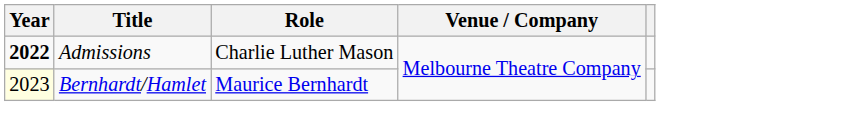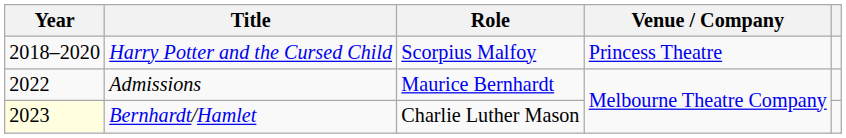+ row: (251, 52)
(29, 52) bold -> (29, 84) normal
(304, 52) Charlie Luther Mason -> (478, 84) Maurice Bernhardt
(292, 84) Maurice Bernhardt -> (490, 116) Charlie Luther Mason
